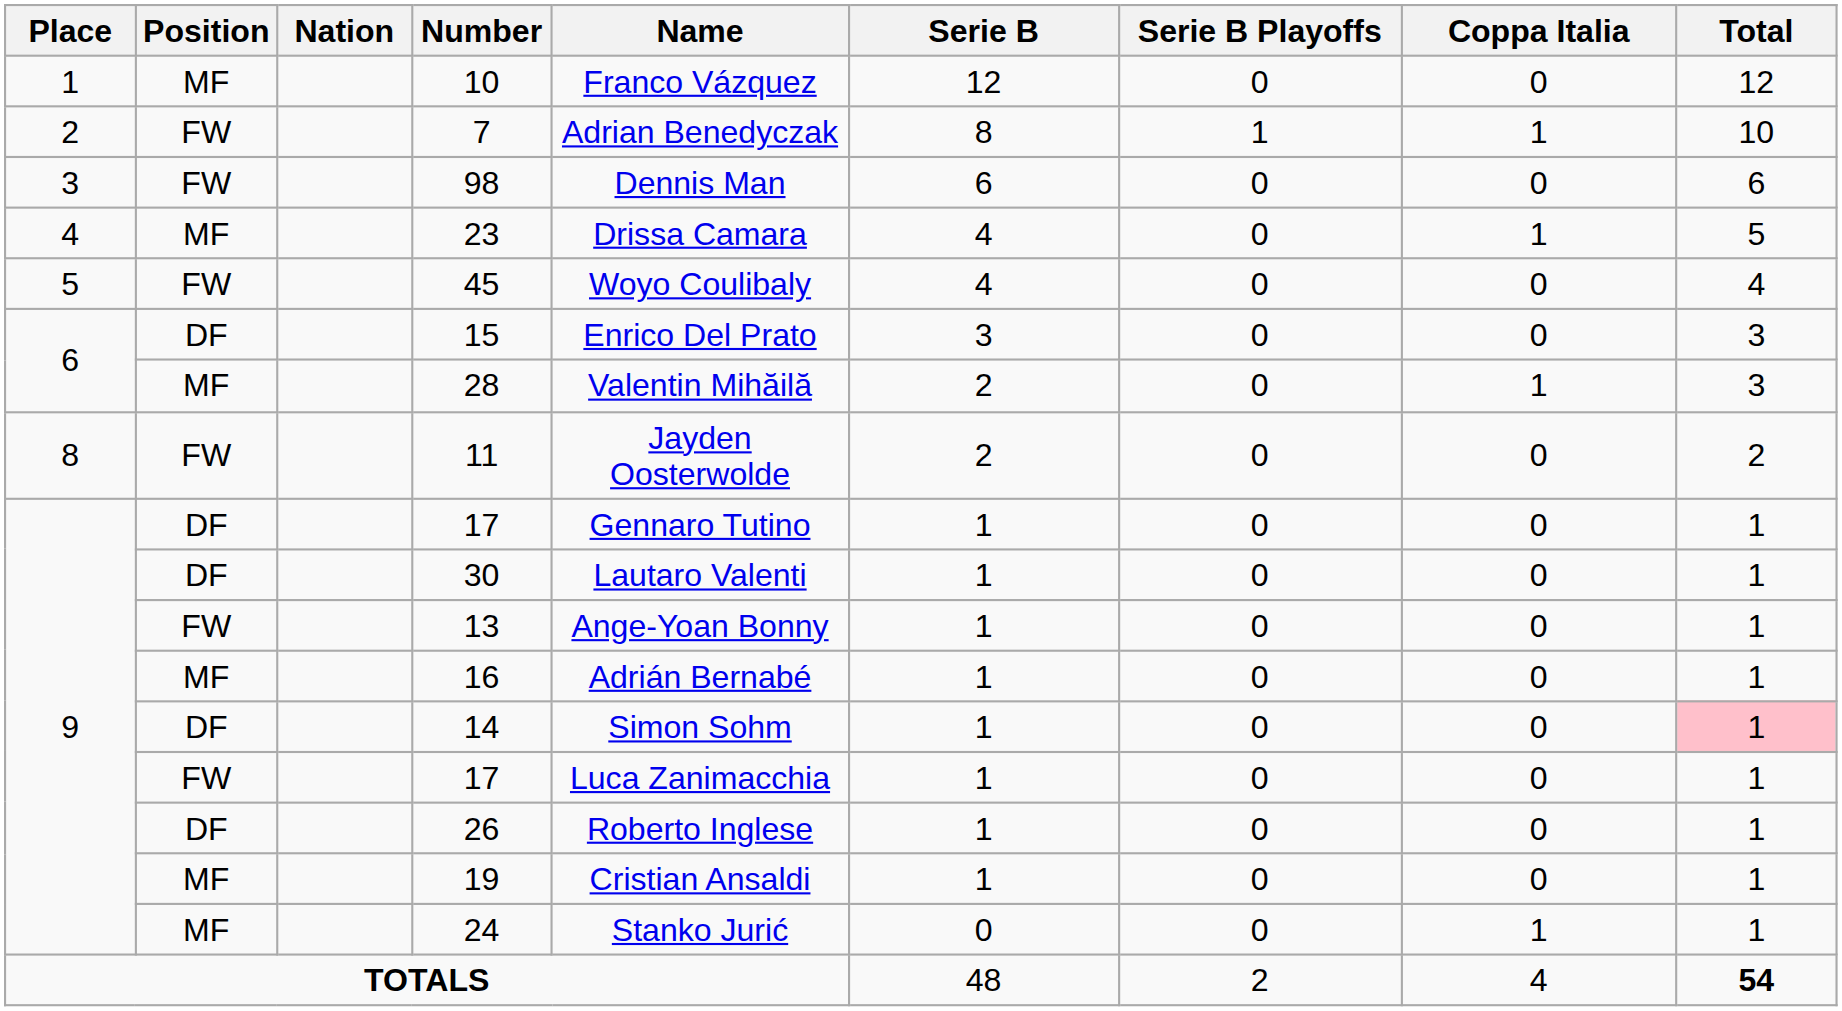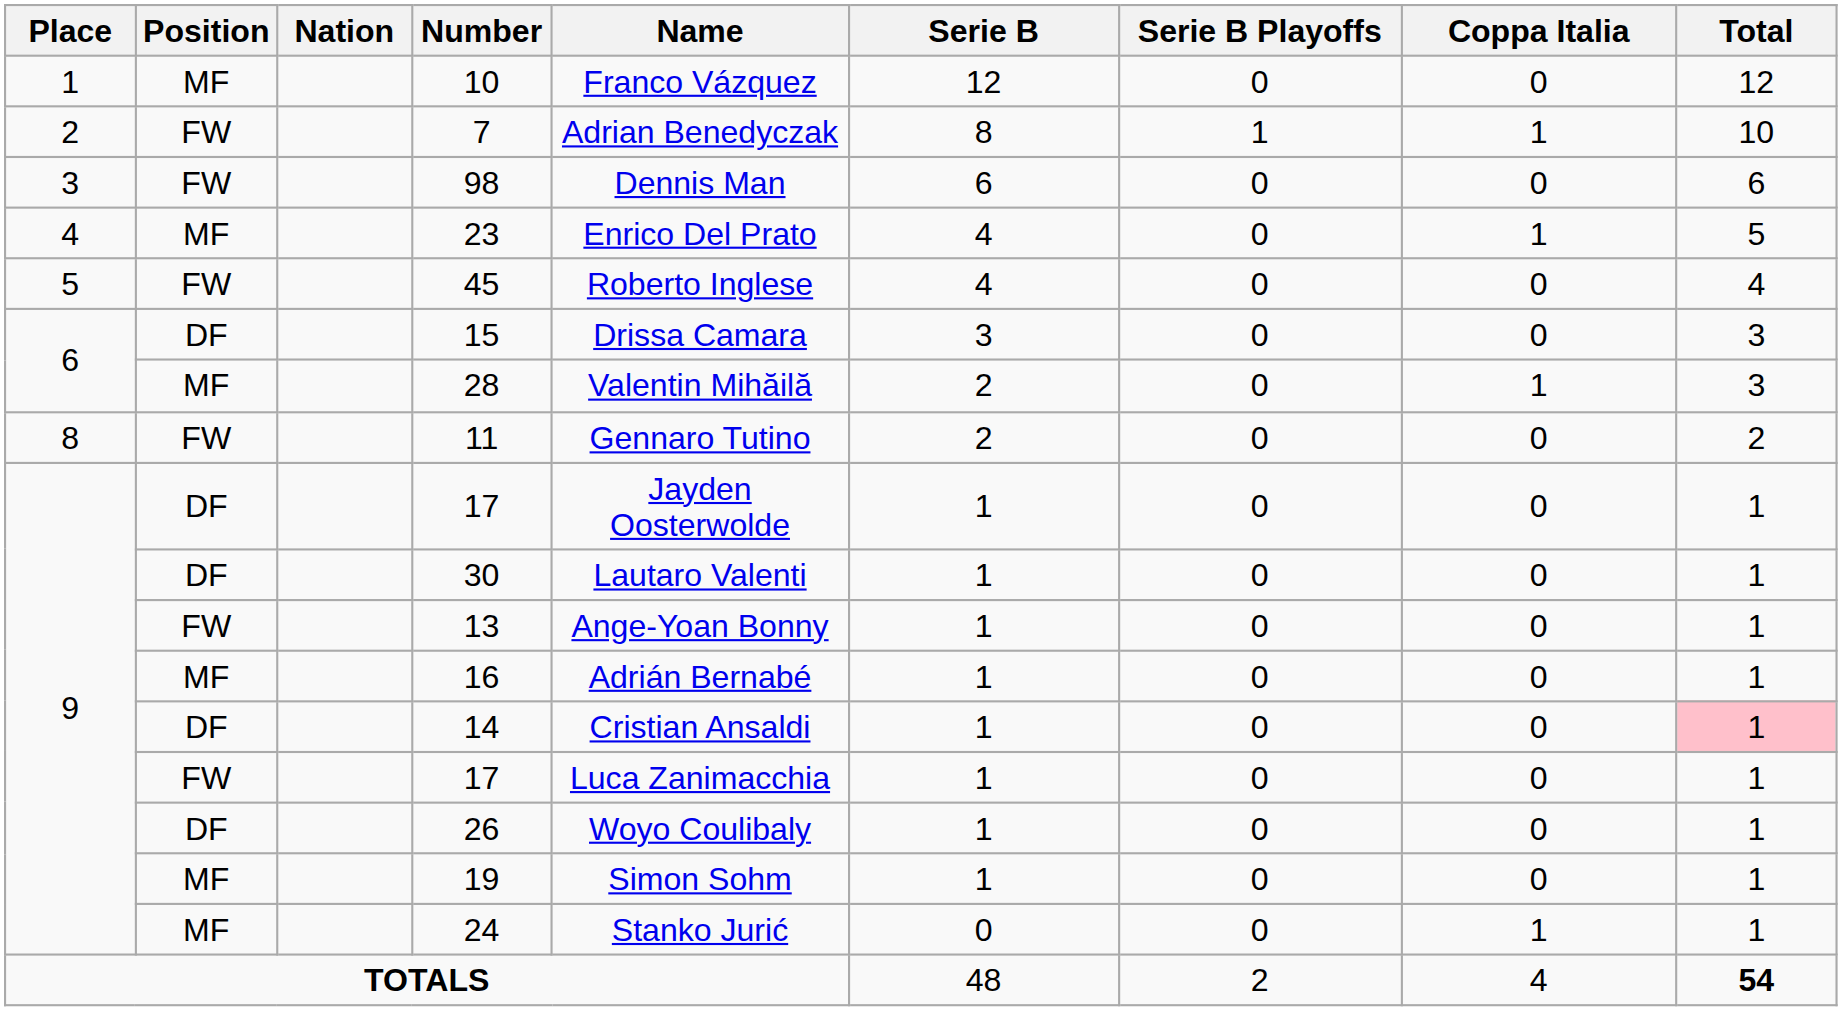(700, 234) Drissa Camara -> (700, 234) Enrico Del Prato
(700, 284) Woyo Coulibaly -> (700, 284) Roberto Inglese
(700, 335) Enrico Del Prato -> (700, 335) Drissa Camara
(700, 455) Jayden Oosterwolde -> (700, 437) Gennaro Tutino
(700, 523) Gennaro Tutino -> (700, 506) Jayden Oosterwolde
(700, 727) Simon Sohm -> (700, 727) Cristian Ansaldi
(700, 828) Roberto Inglese -> (700, 828) Woyo Coulibaly
(700, 879) Cristian Ansaldi -> (700, 879) Simon Sohm
